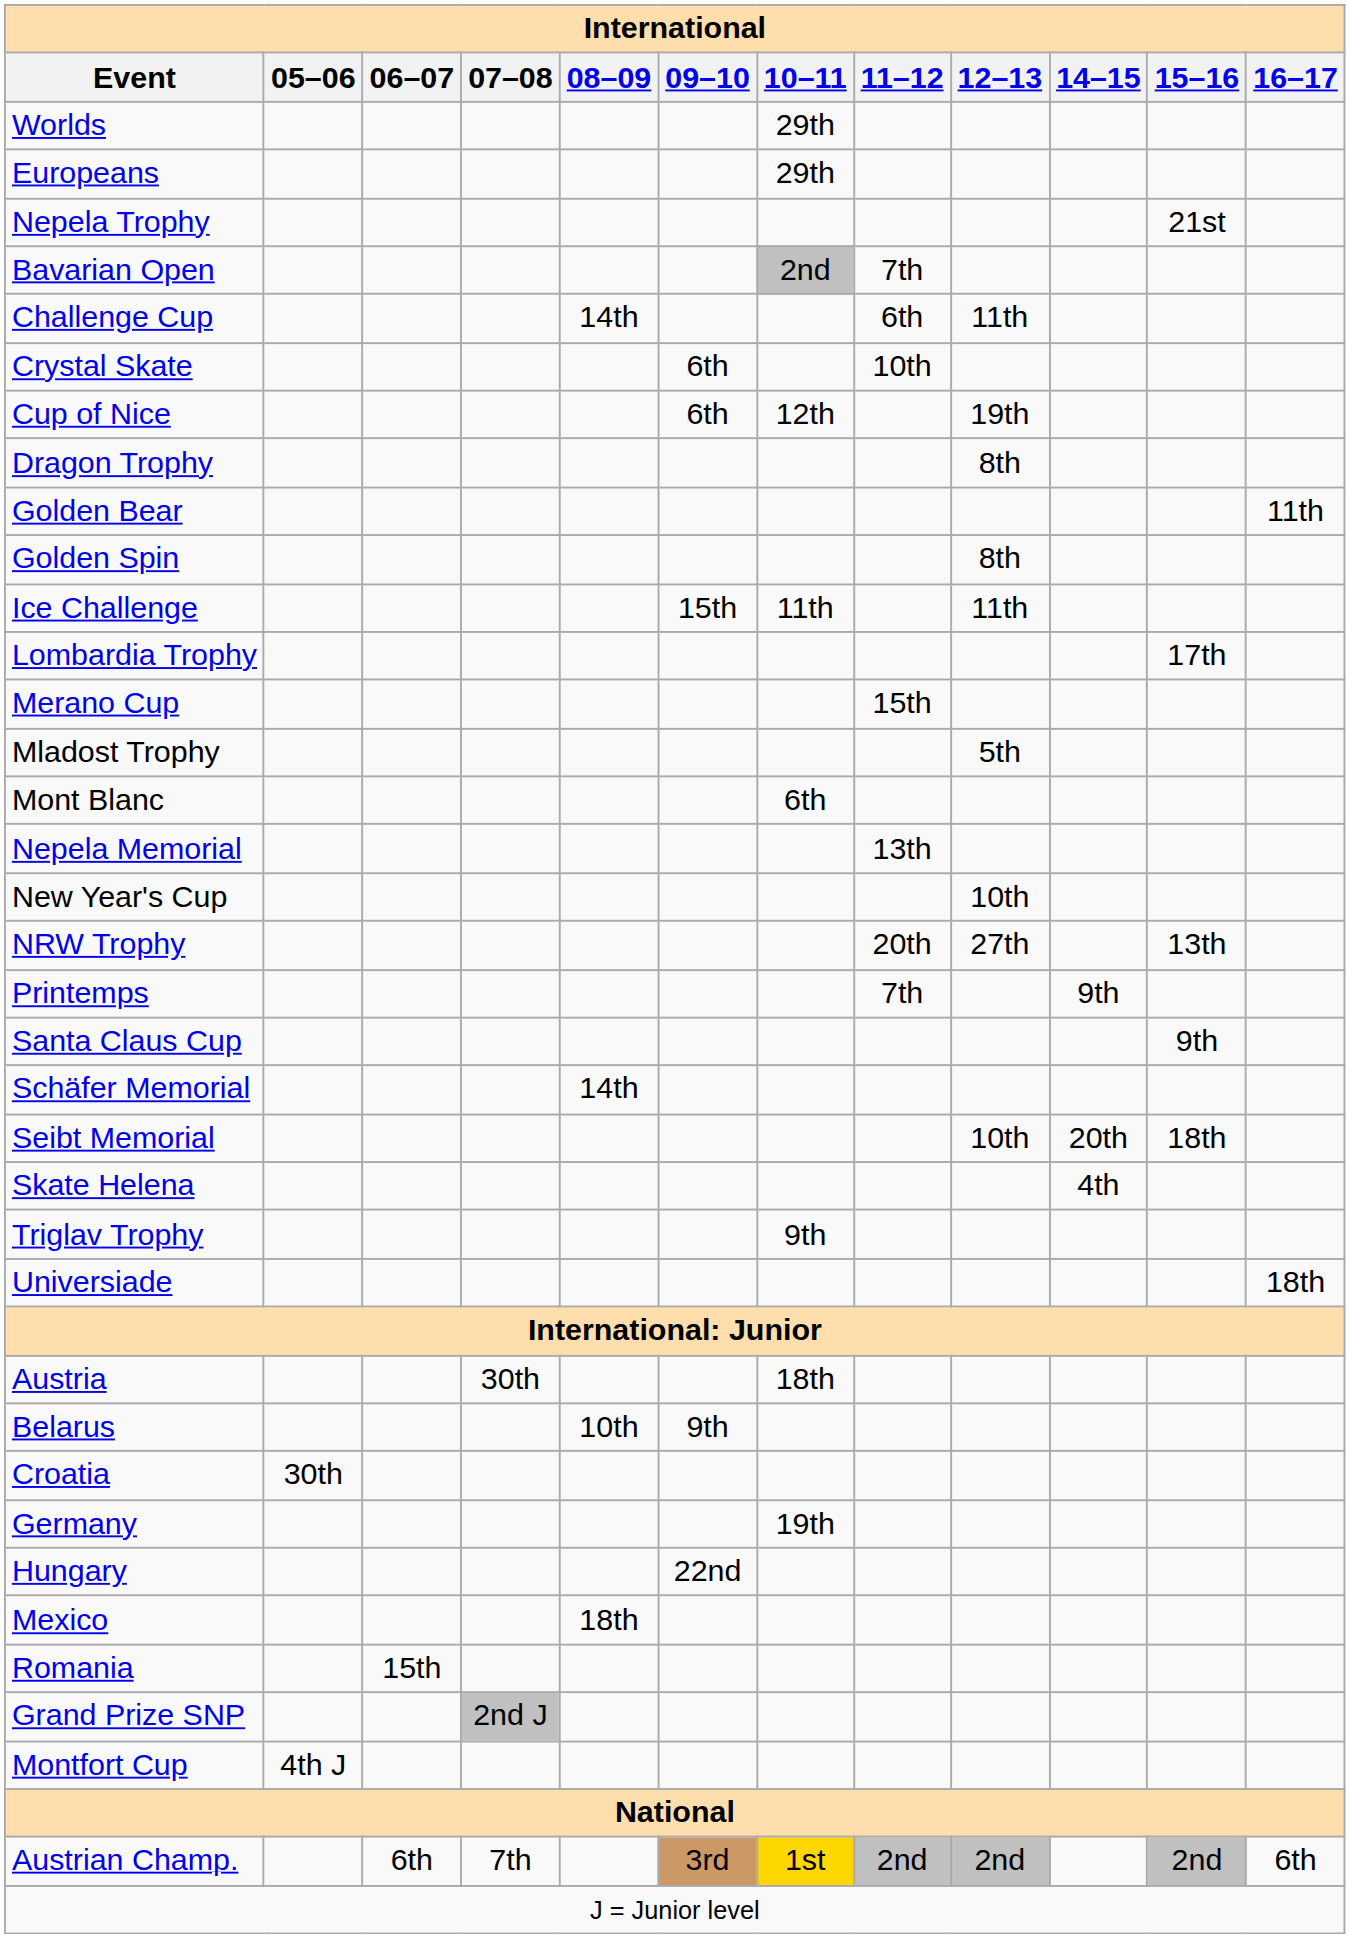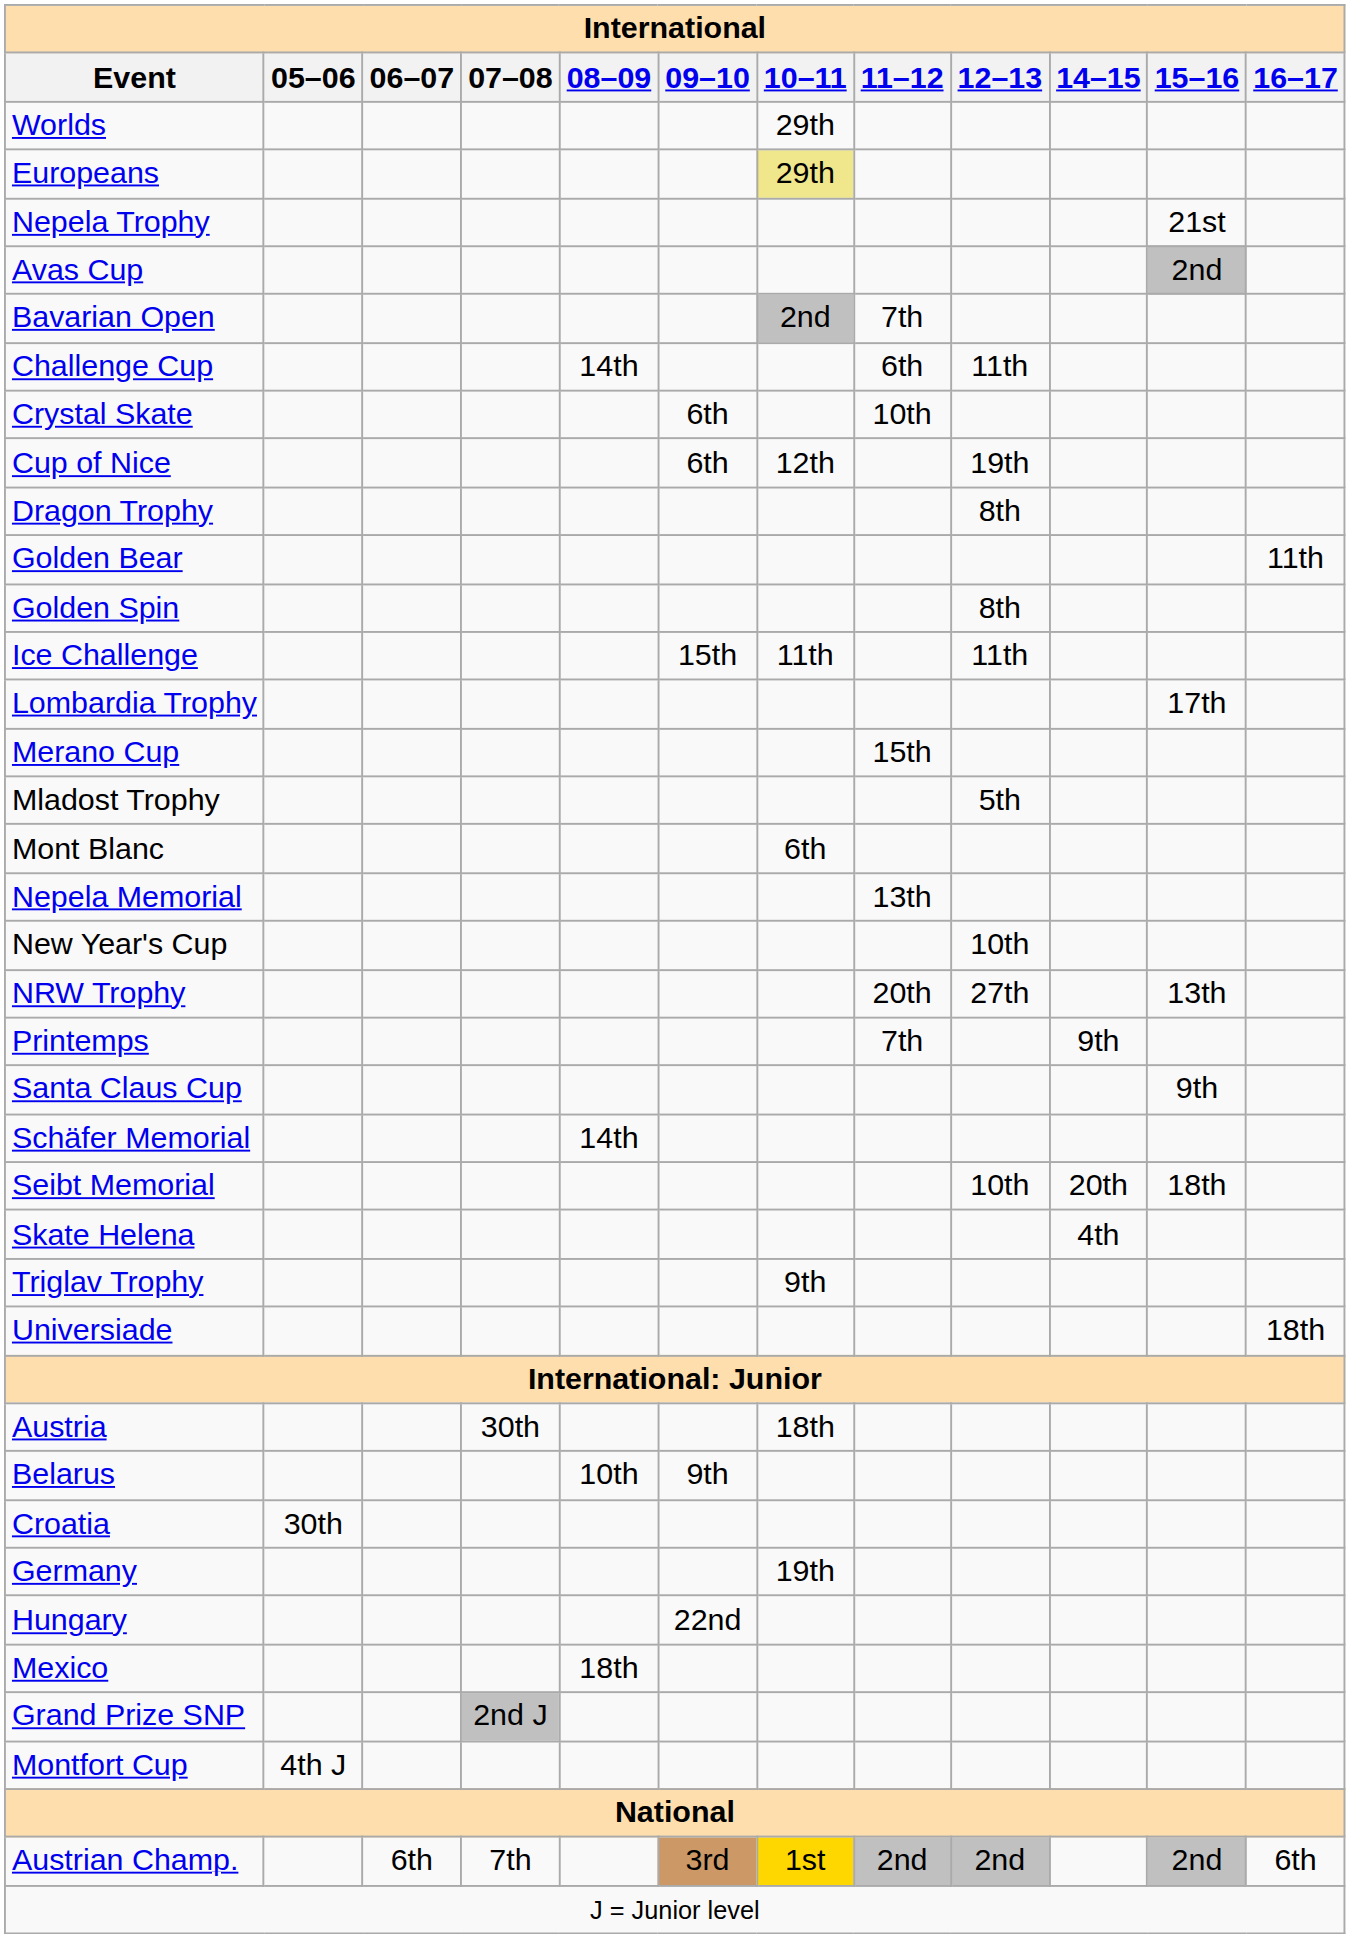(805, 173) no background -> (805, 173) khaki background
+ row: (78, 269)
- row: (73, 1667)
